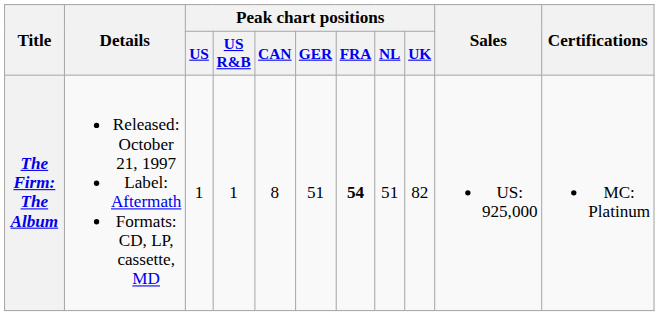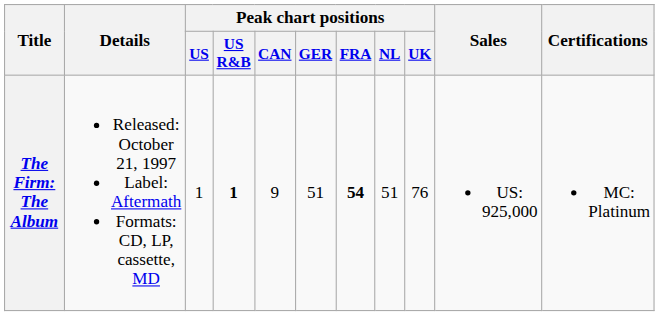(234, 192) normal -> (234, 192) bold
(275, 192) 8 -> (275, 192) 9
(420, 192) 82 -> (420, 192) 76
